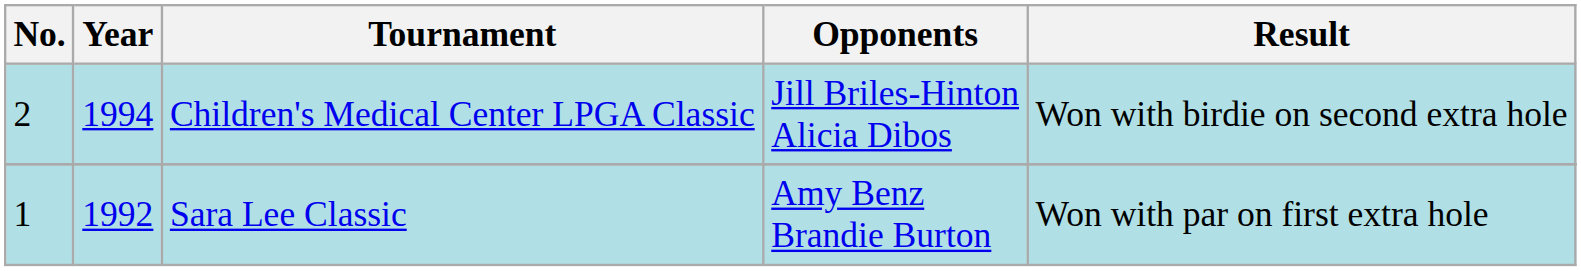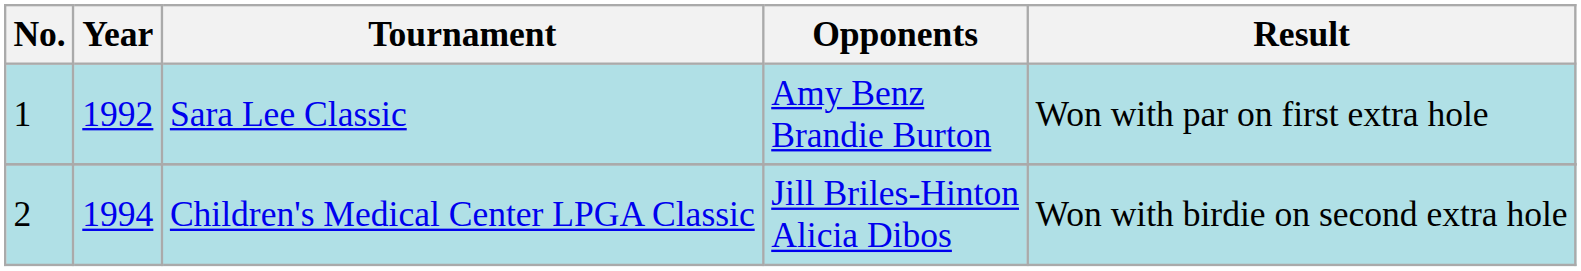rows swapped: (288, 214) <-> (462, 113)
